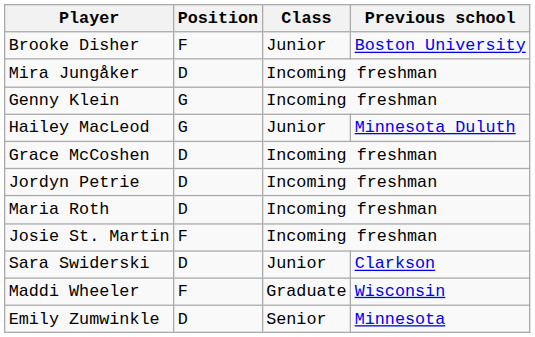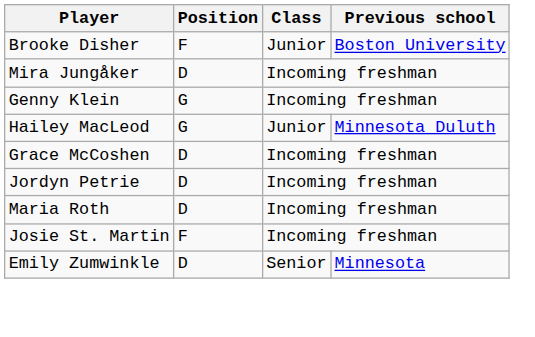- row: (79, 264)
- row: (74, 292)
